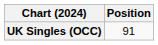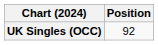(129, 31) 91 -> (129, 31) 92
